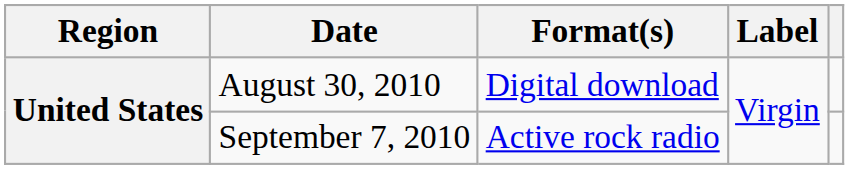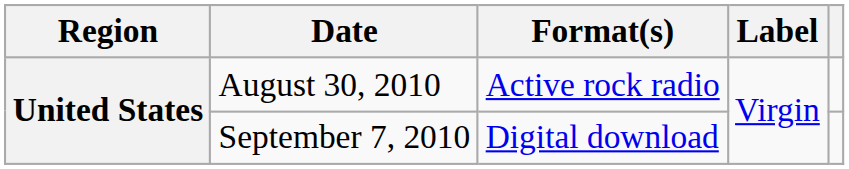(602, 84) Digital download -> (603, 84) Active rock radio
(603, 137) Active rock radio -> (602, 137) Digital download
